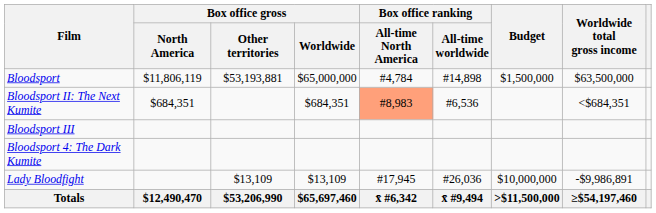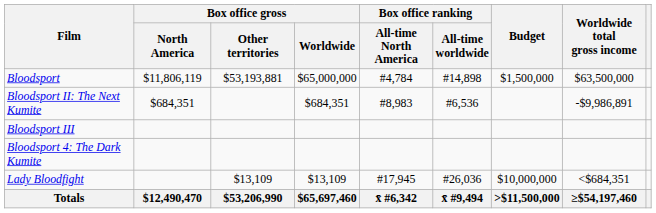(396, 103) lightsalmon background -> (396, 103) no background
(604, 103) <$684,351 -> (604, 103) -$9,986,891
(604, 179) -$9,986,891 -> (604, 179) <$684,351
